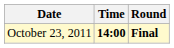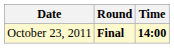columns swapped: (111, 14) <-> (149, 14)
